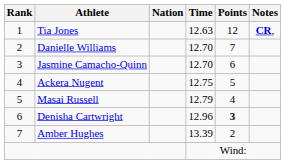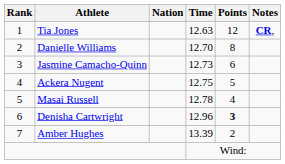(232, 47) 7 -> (232, 47) 8
(201, 64) 12.70 -> (201, 64) 12.73
(201, 99) 12.79 -> (201, 99) 12.78
